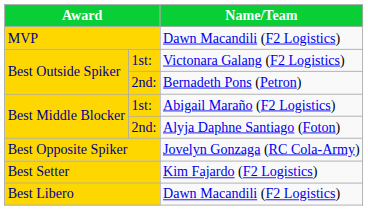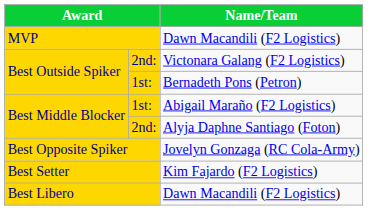(142, 60) 1st: -> (144, 60) 2nd:
(144, 82) 2nd: -> (142, 82) 1st:
